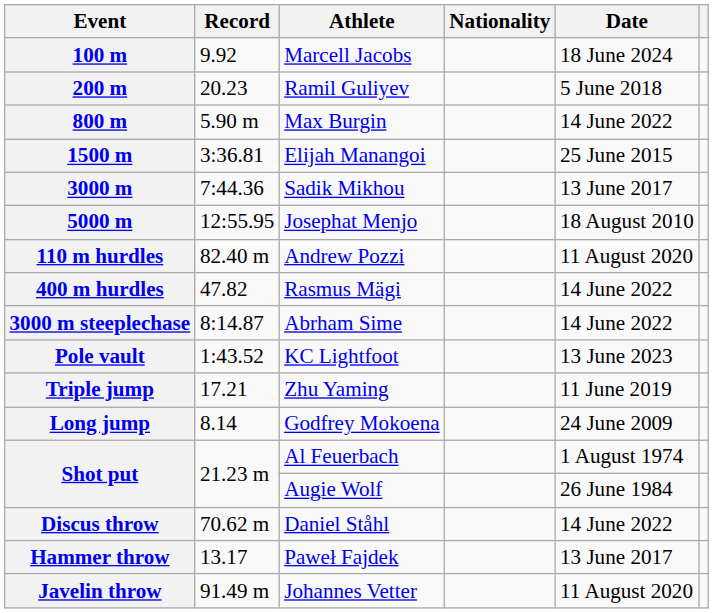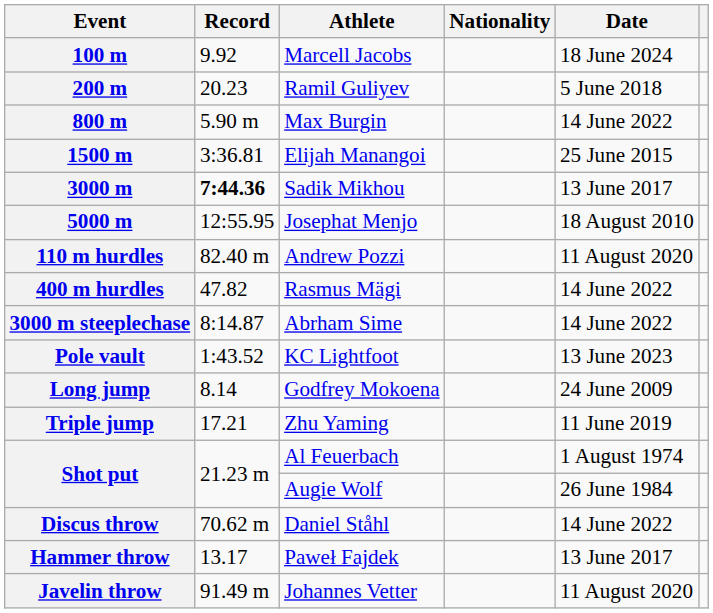(232, 188) normal -> (232, 188) bold
rows swapped: (100, 423) <-> (100, 389)
